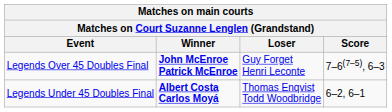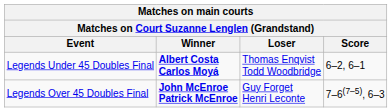rows swapped: (78, 66) <-> (80, 93)
